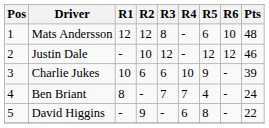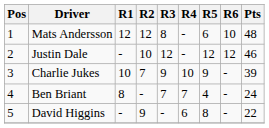(142, 73) 6 -> (142, 73) 7
(163, 73) 6 -> (163, 73) 9
